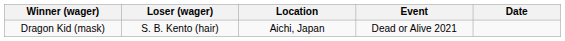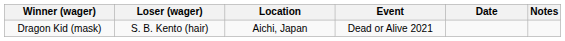+ column: (544, 12)
